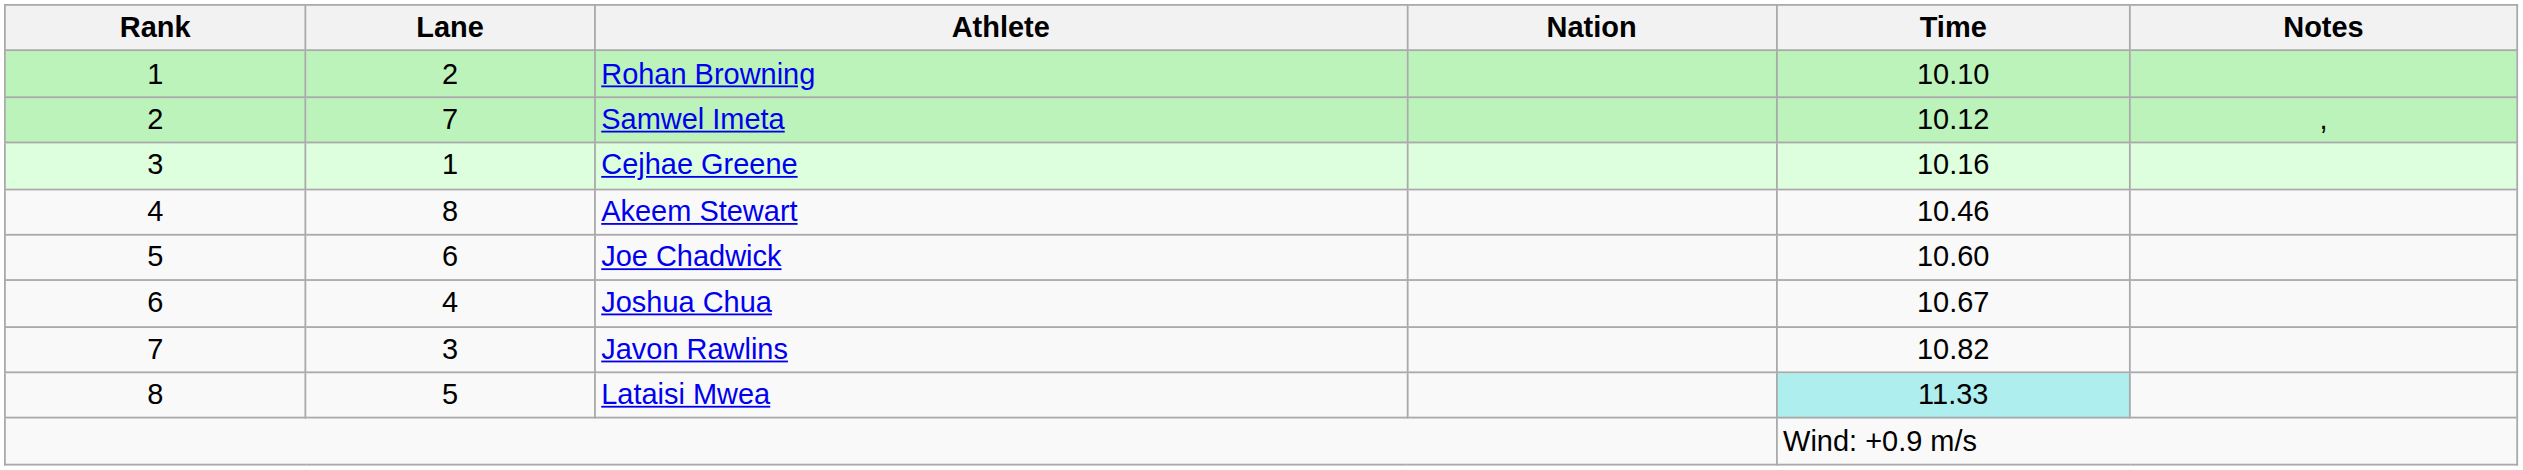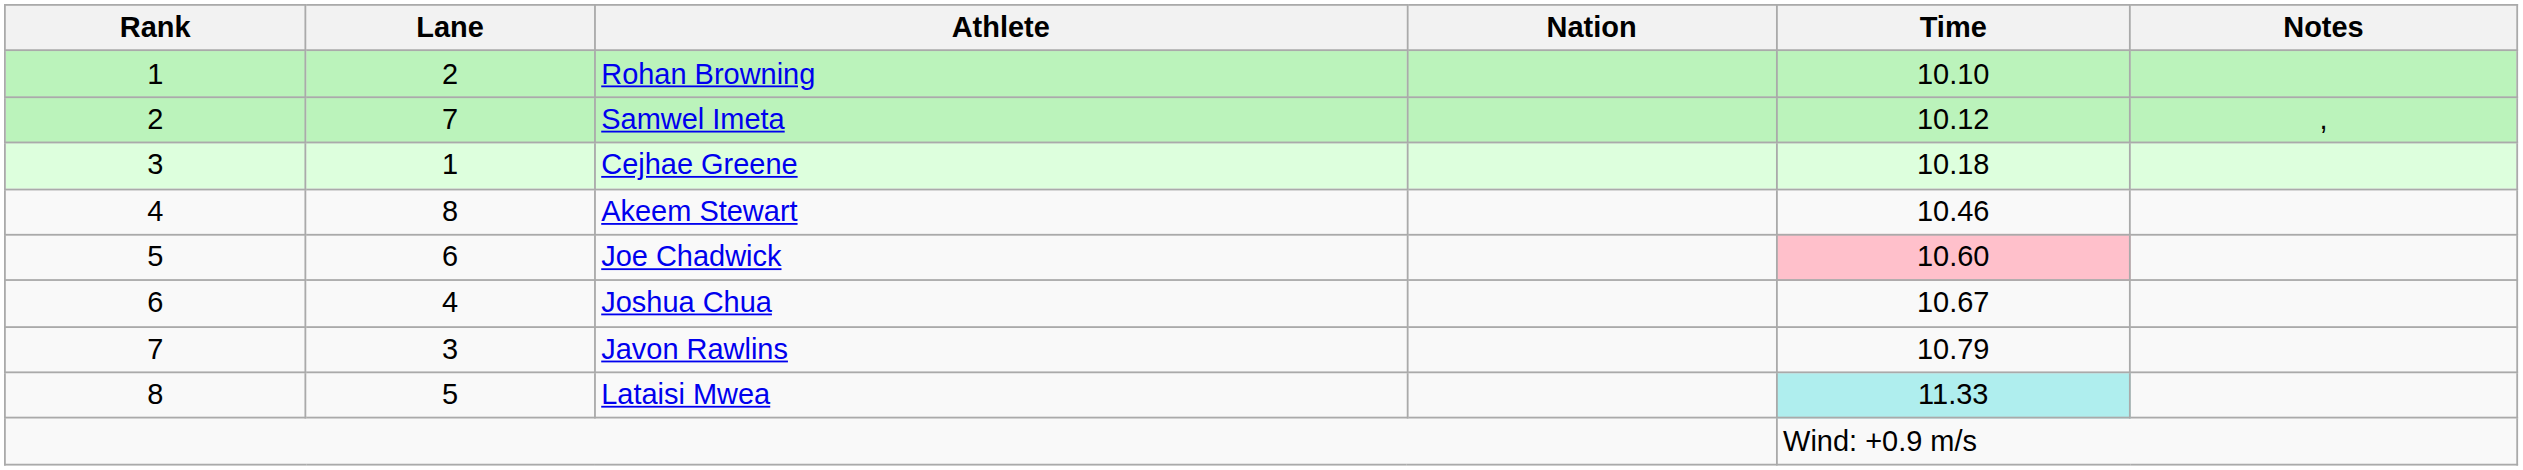(1953, 165) 10.16 -> (1953, 165) 10.18
(1953, 257) no background -> (1953, 257) pink background
(1953, 348) 10.82 -> (1953, 348) 10.79
